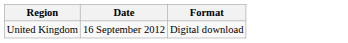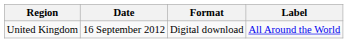+ column: (294, 12)
